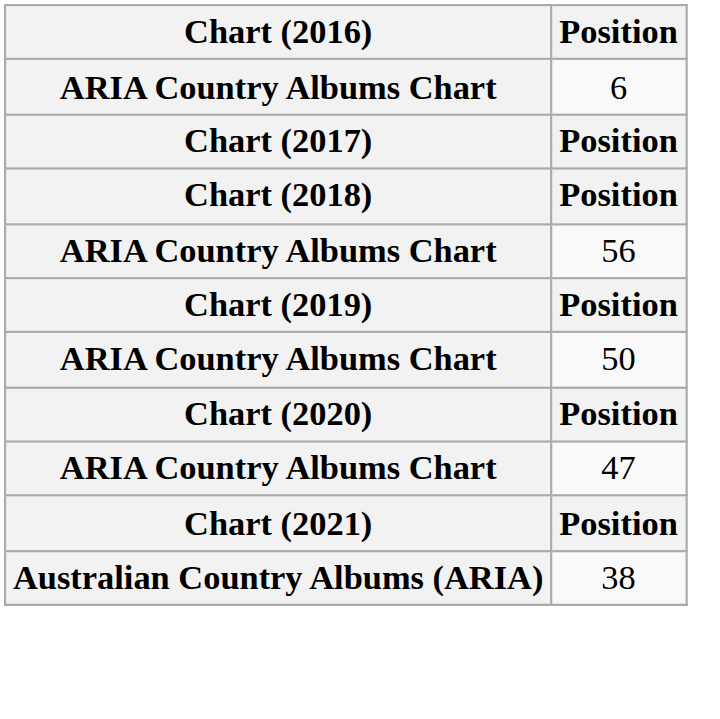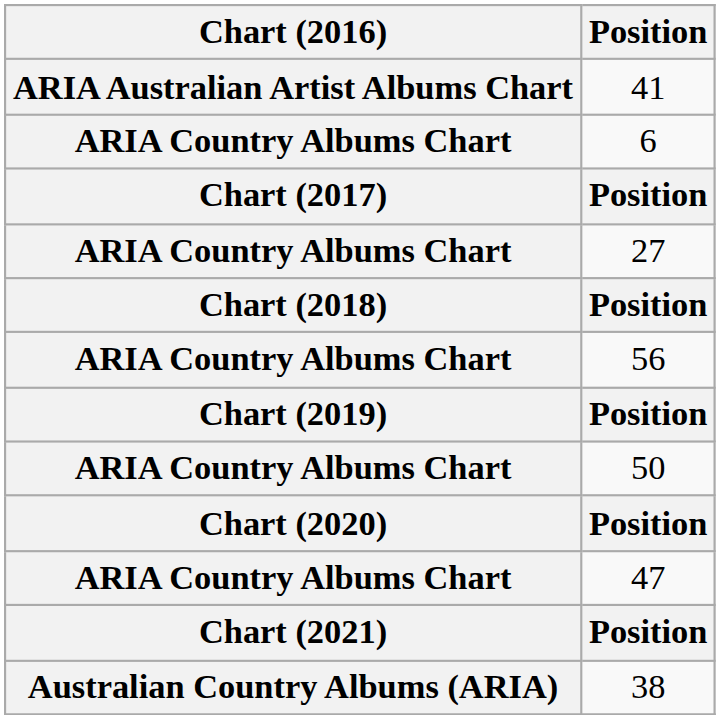+ row: (648, 86)
+ row: (648, 250)
